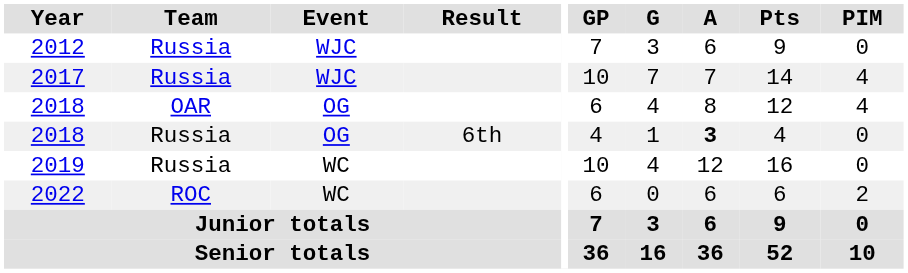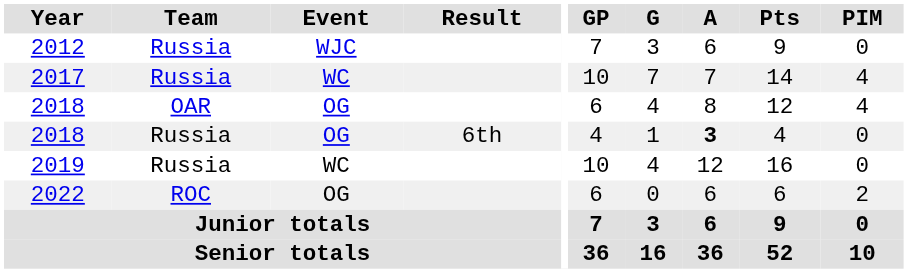(336, 78) WJC -> (336, 78) WC
(336, 195) WC -> (336, 195) OG
